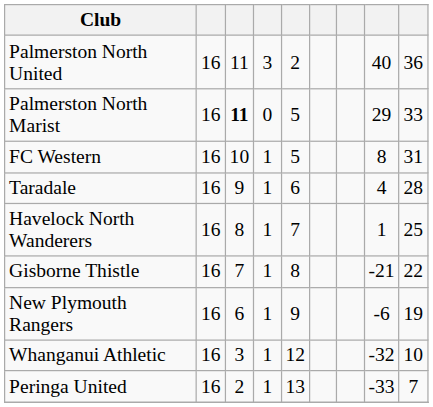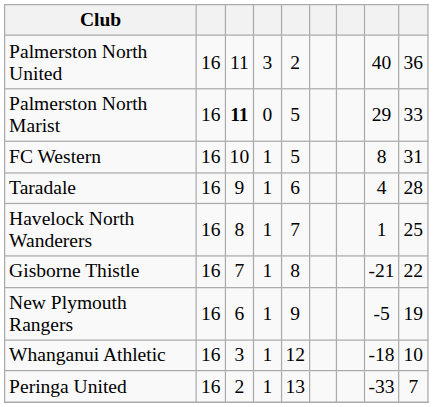(382, 313) -6 -> (382, 313) -5
(382, 355) -32 -> (382, 355) -18
